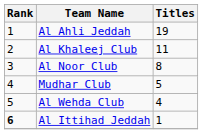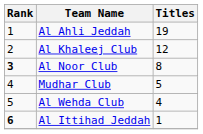(162, 49) 11 -> (162, 49) 12
(10, 67) normal -> (10, 67) bold
